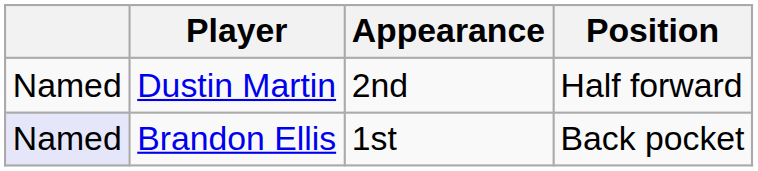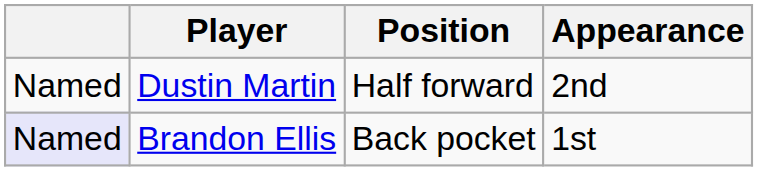columns swapped: (652, 31) <-> (448, 31)
